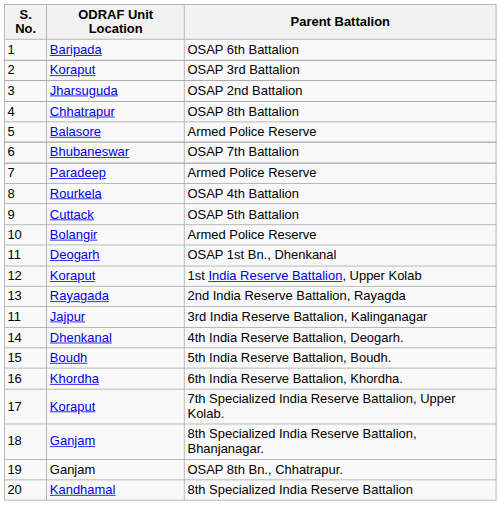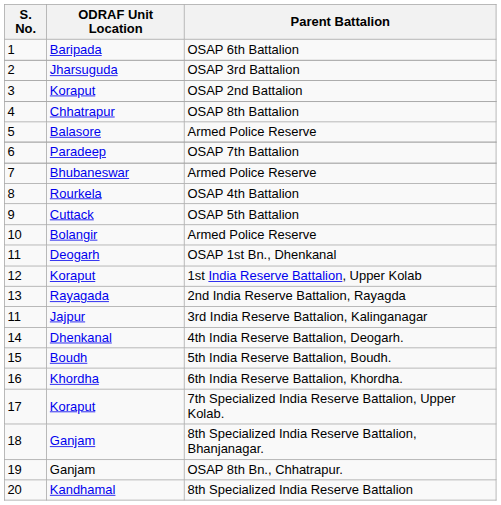(73, 70) Koraput -> (84, 70) Jharsuguda
(84, 91) Jharsuguda -> (73, 91) Koraput
(89, 152) Bhubaneswar -> (78, 152) Paradeep
(78, 173) Paradeep -> (89, 173) Bhubaneswar
